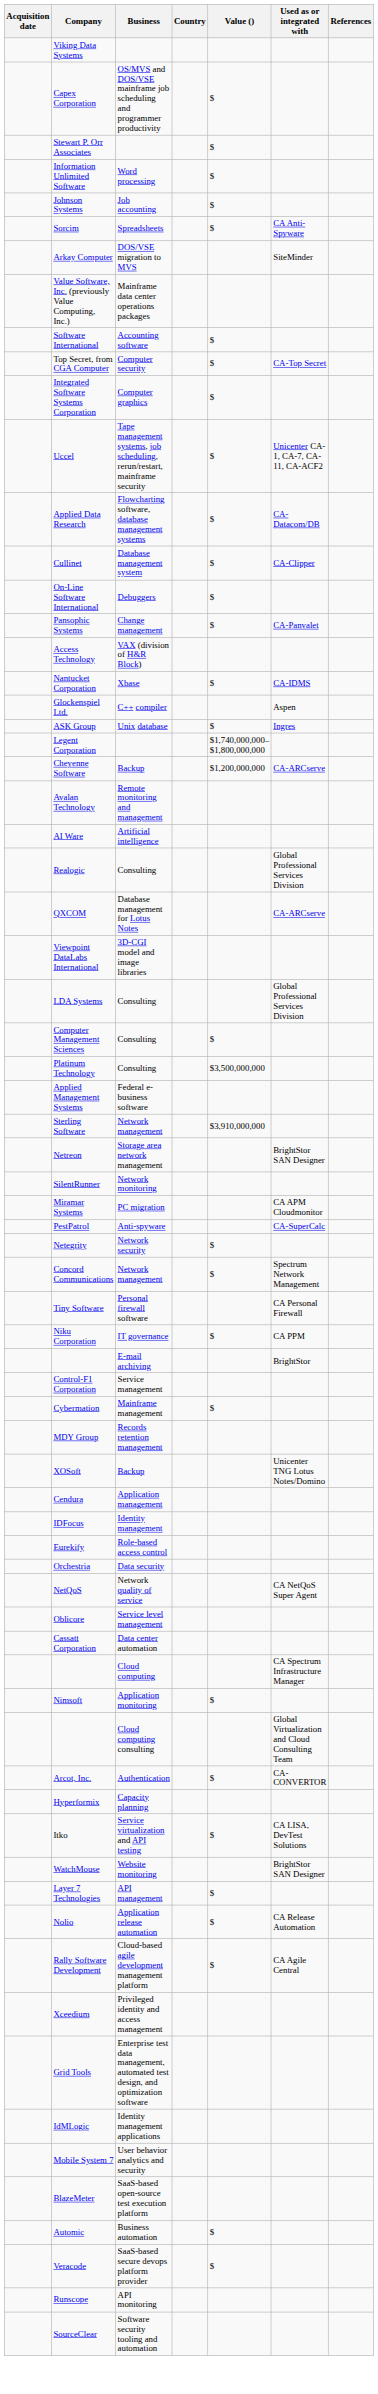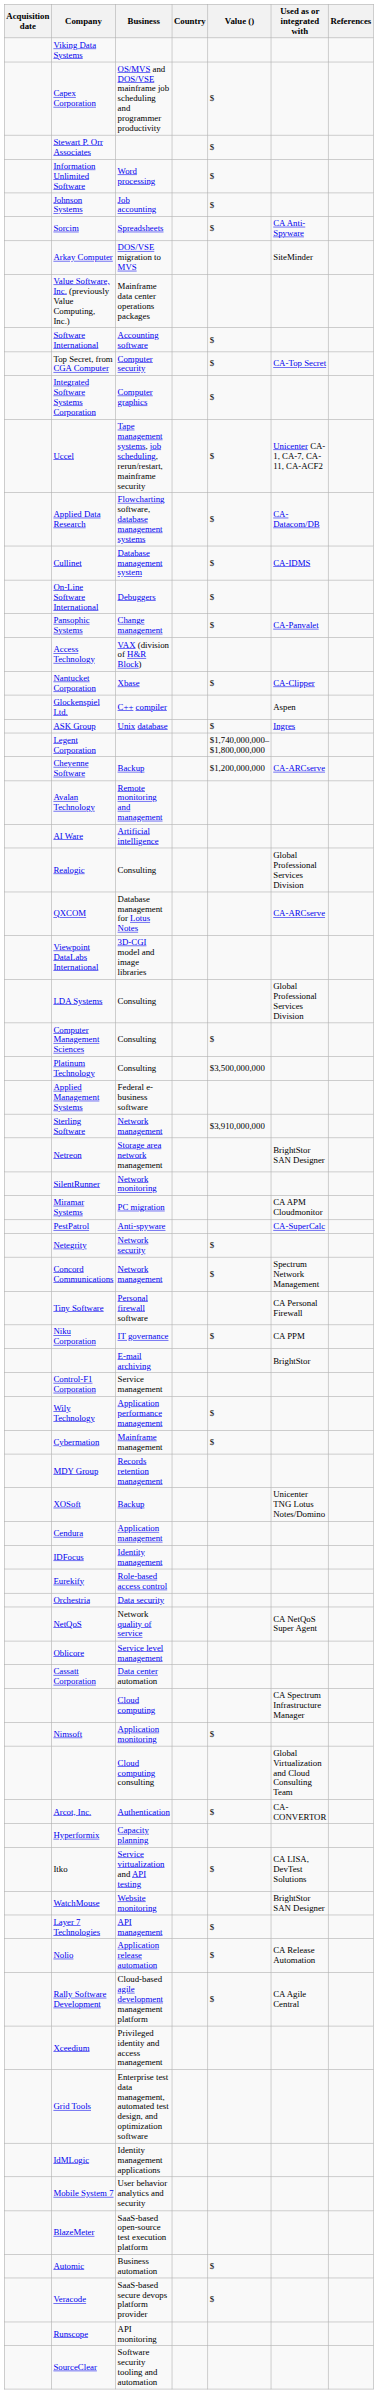(294, 563) CA-Clipper -> (292, 563) CA-IDMS
(292, 683) CA-IDMS -> (294, 683) CA-Clipper
+ row: (74, 1413)
